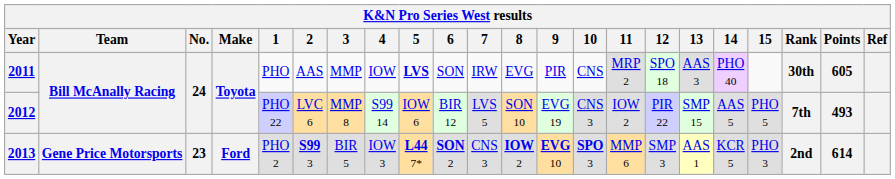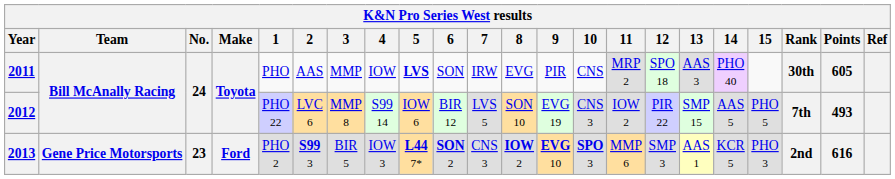(842, 153) 614 -> (842, 153) 616
